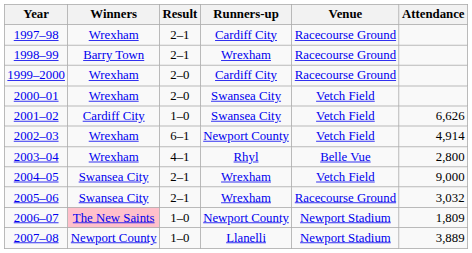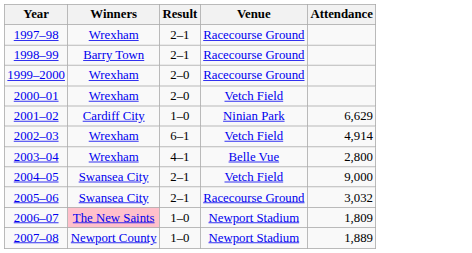- column: (246, 14)
(345, 116) Vetch Field -> (254, 116) Ninian Park
(450, 116) 6,626 -> (359, 116) 6,629
(450, 237) 3,889 -> (359, 237) 1,889
